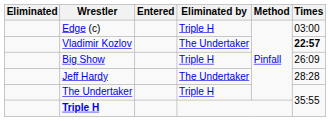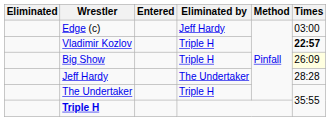(197, 28) Triple H -> (202, 28) Jeff Hardy
(214, 44) The Undertaker -> (197, 44) Triple H
(307, 60) no background -> (307, 60) lightyellow background
